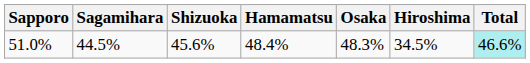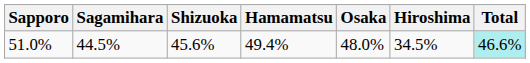(267, 44) 48.4% -> (267, 44) 49.4%
(362, 44) 48.3% -> (362, 44) 48.0%
